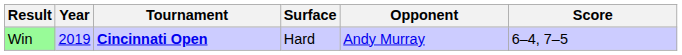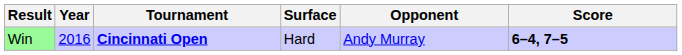(74, 38) 2019 -> (74, 38) 2016
(540, 38) normal -> (540, 38) bold
